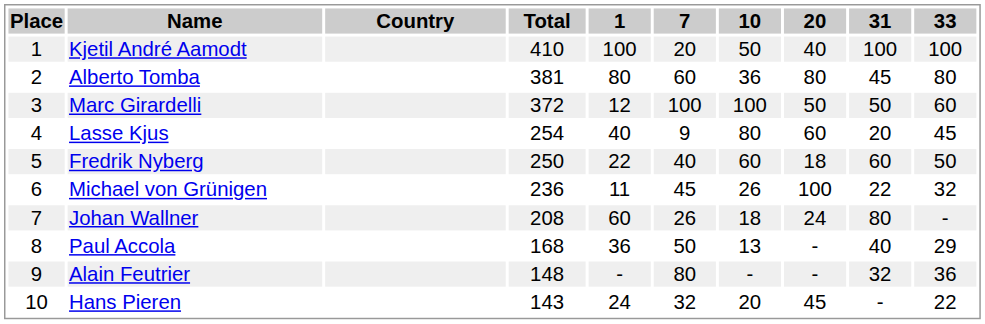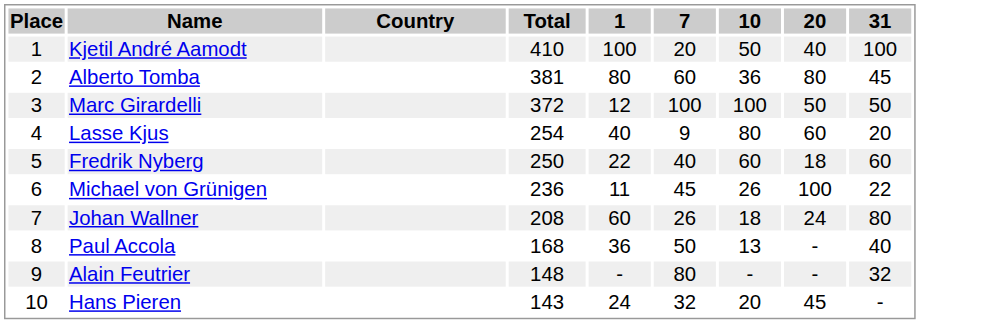- column: (945, 21)
